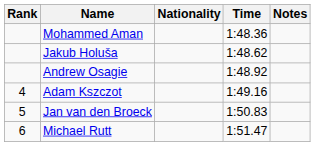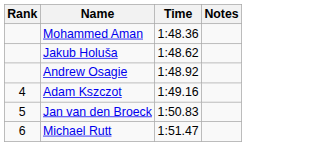- column: (189, 14)
